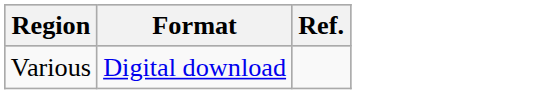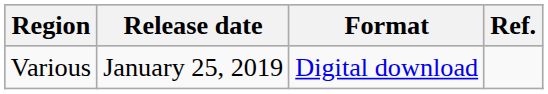+ column: (193, 25)
